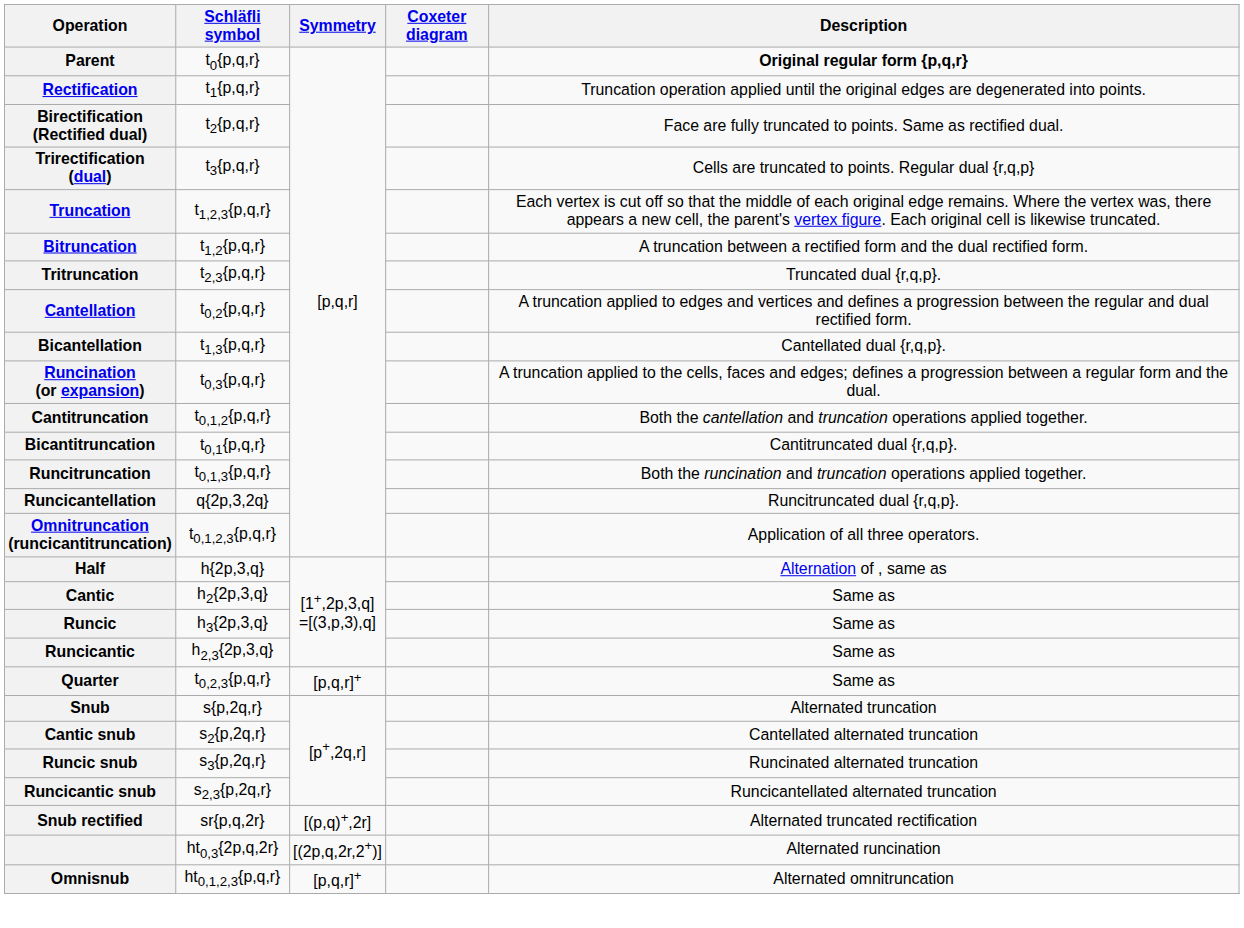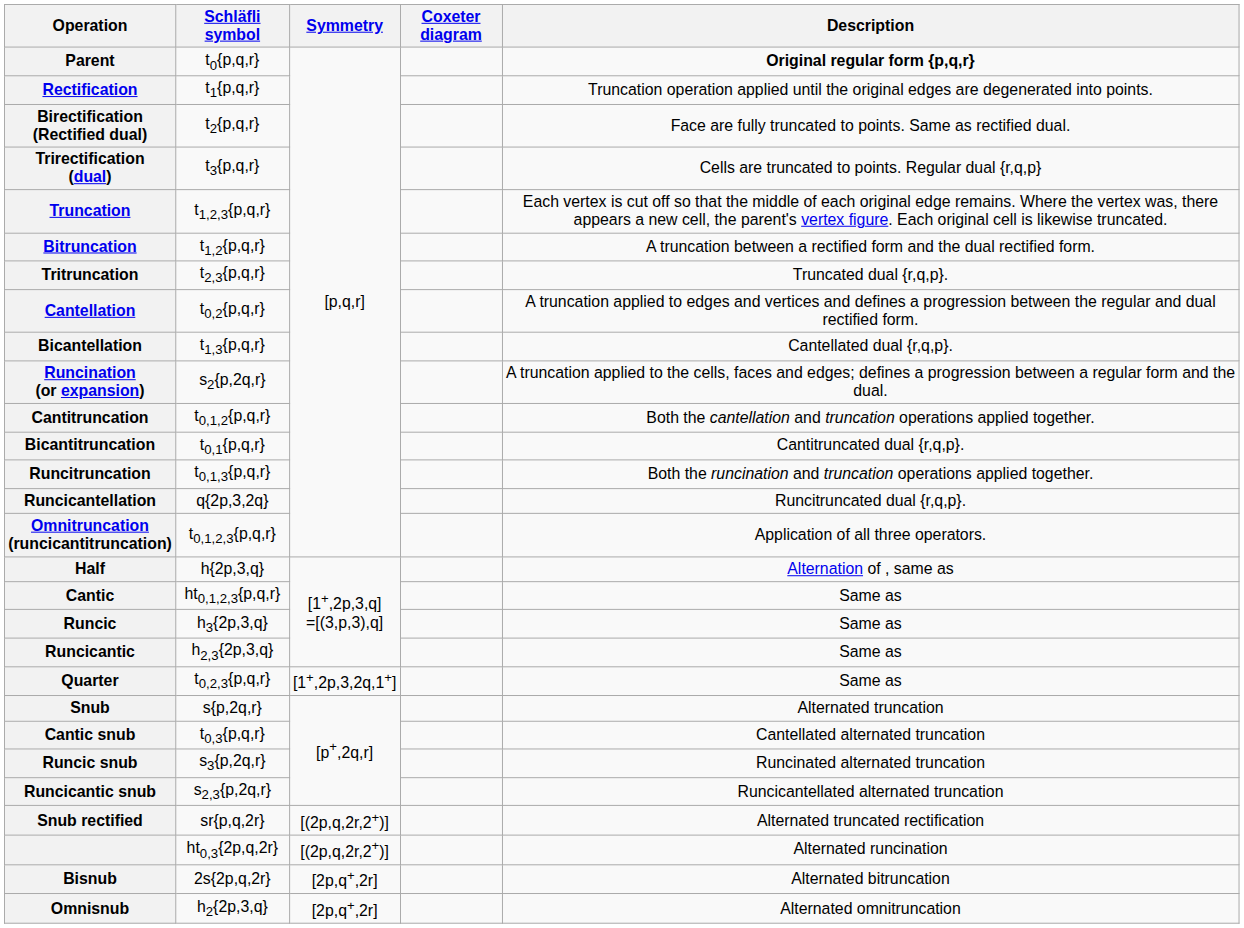(232, 382) t0,3{p,q,r} -> (232, 382) s2{p,2q,r}
(232, 596) h2{2p,3,q} -> (232, 596) ht0,1,2,3{p,q,r}
(337, 681) [p,q,r]+ -> (345, 681) [1+,2p,3,2q,1+]
(232, 735) s2{p,2q,r} -> (232, 735) t0,3{p,q,r}
(337, 820) [(p,q)+,2r] -> (345, 820) [(2p,q,2r,2+)]
+ row: (90, 879)
(232, 879) ht0,1,2,3{p,q,r} -> (232, 909) h2{2p,3,q}
(337, 879) [p,q,r]+ -> (345, 908) [2p,q+,2r]
